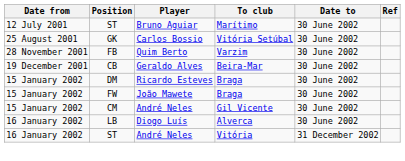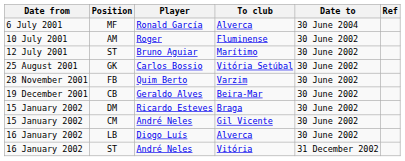+ row: (112, 25)
+ row: (112, 39)
- row: (112, 94)
